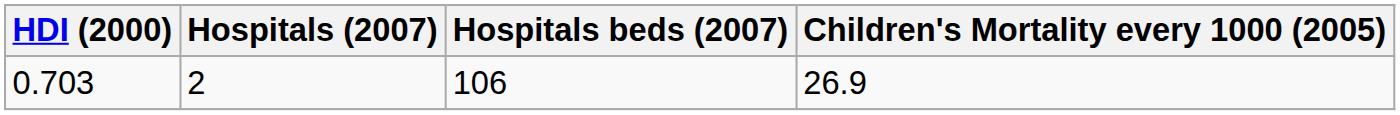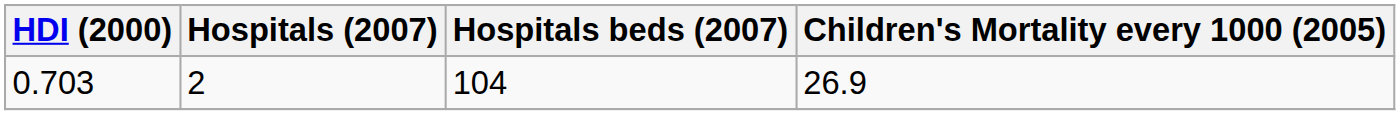(480, 82) 106 -> (480, 82) 104
